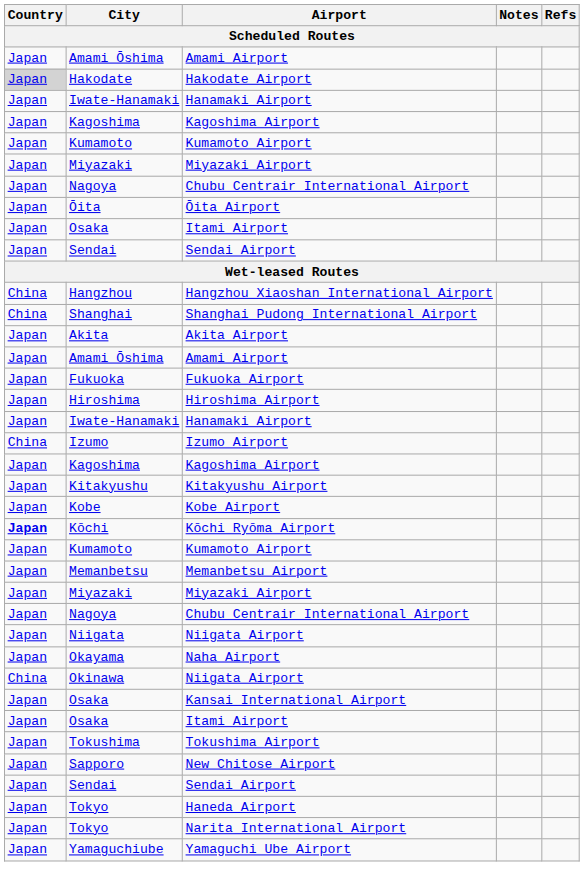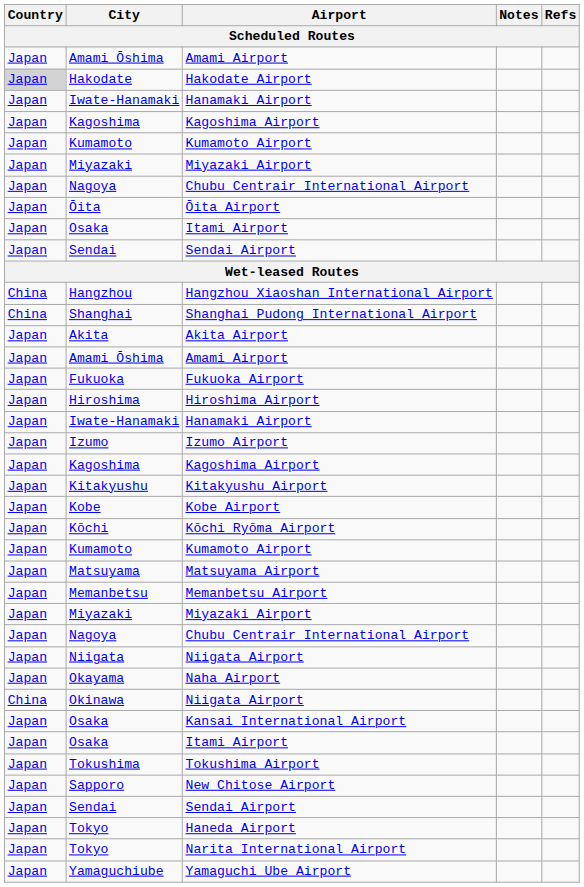(27, 443) China -> (27, 443) Japan
(27, 529) bold -> (27, 529) normal
+ row: (104, 572)
